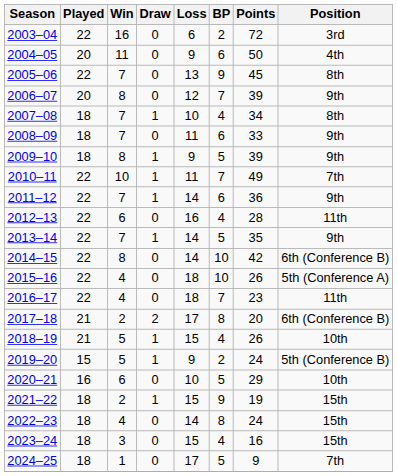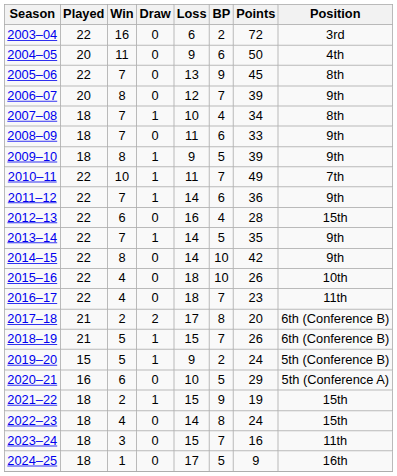(335, 217) 11th -> (335, 217) 15th
(335, 258) 6th (Conference B) -> (335, 258) 9th
(335, 278) 5th (Conference A) -> (335, 278) 10th
(221, 339) 4 -> (221, 339) 7
(335, 339) 10th -> (335, 339) 6th (Conference B)
(335, 380) 10th -> (335, 380) 5th (Conference A)
(221, 440) 4 -> (221, 440) 7
(335, 440) 15th -> (335, 440) 11th
(335, 461) 7th -> (335, 461) 16th
